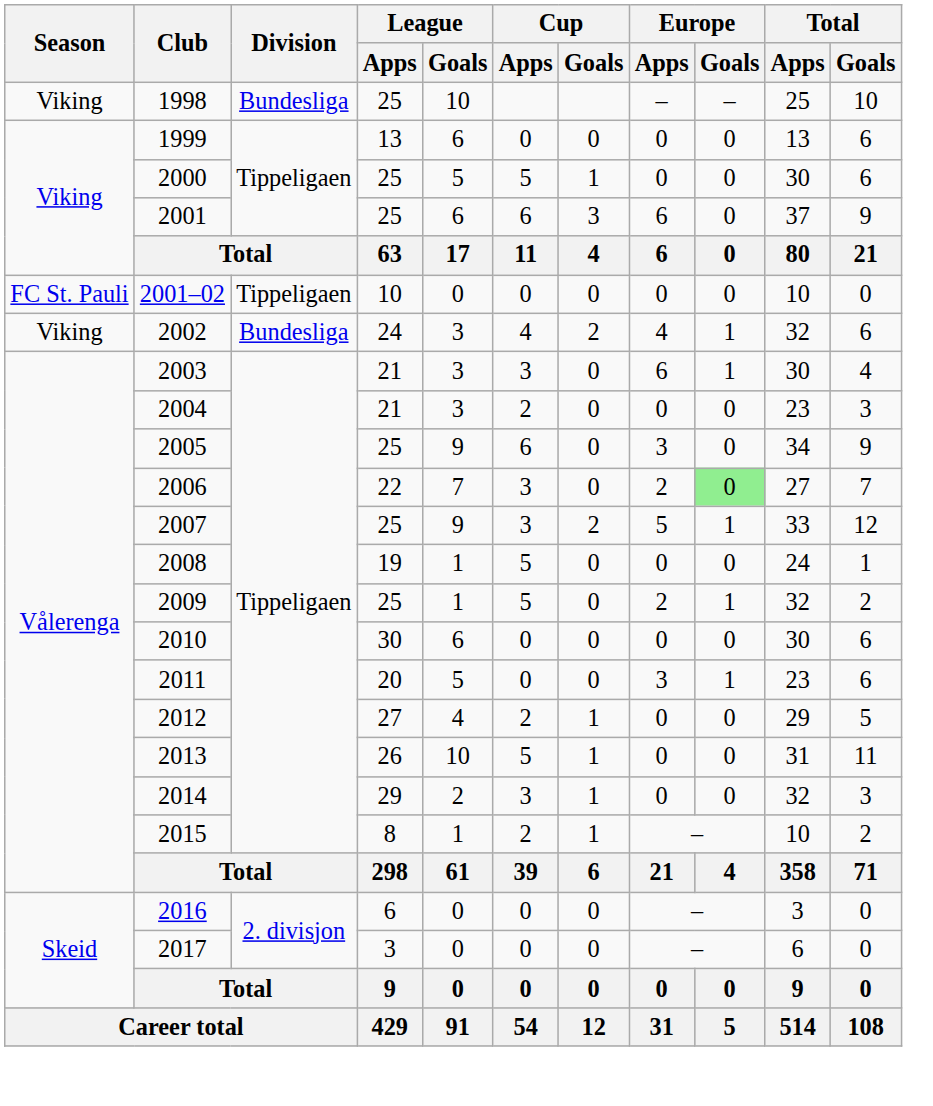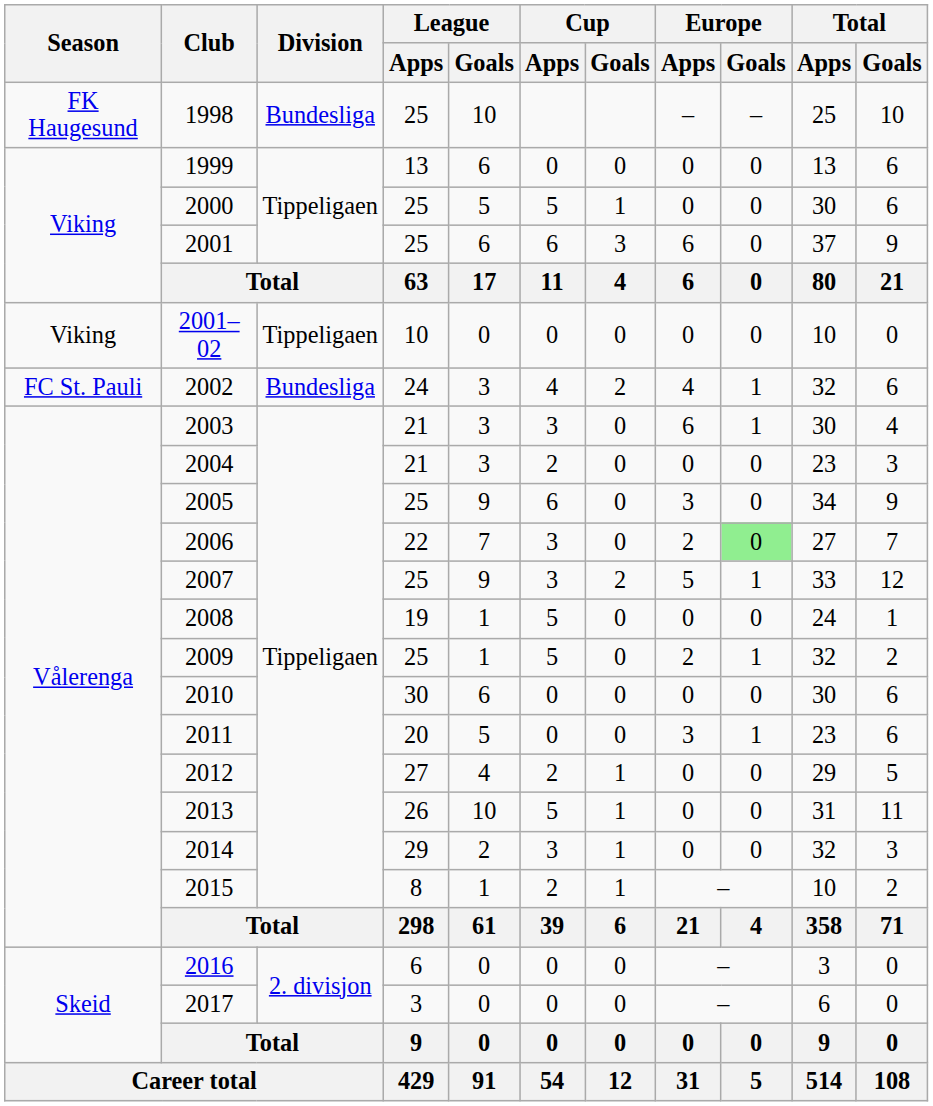(69, 100) Viking -> (83, 114) FK Haugesund
(70, 293) FC St. Pauli -> (83, 334) Viking
(69, 332) Viking -> (83, 387) FC St. Pauli
